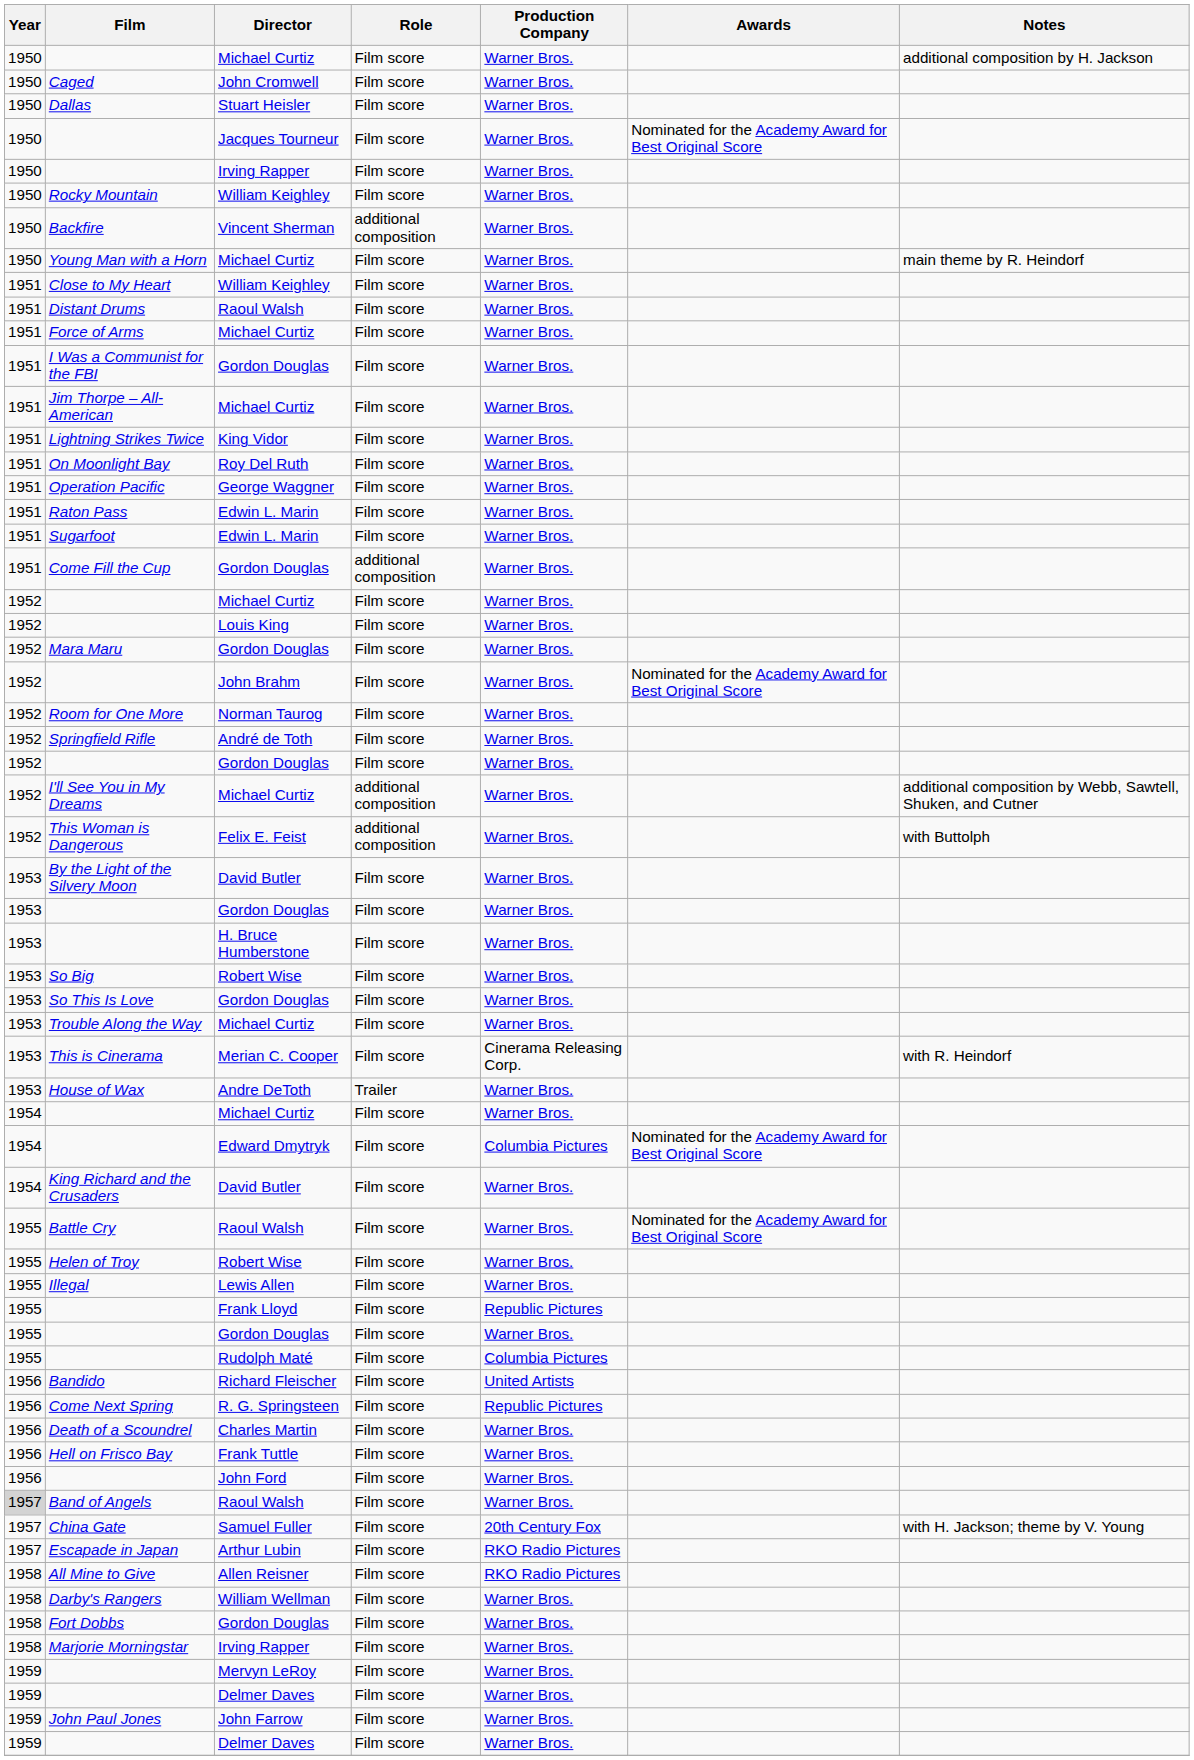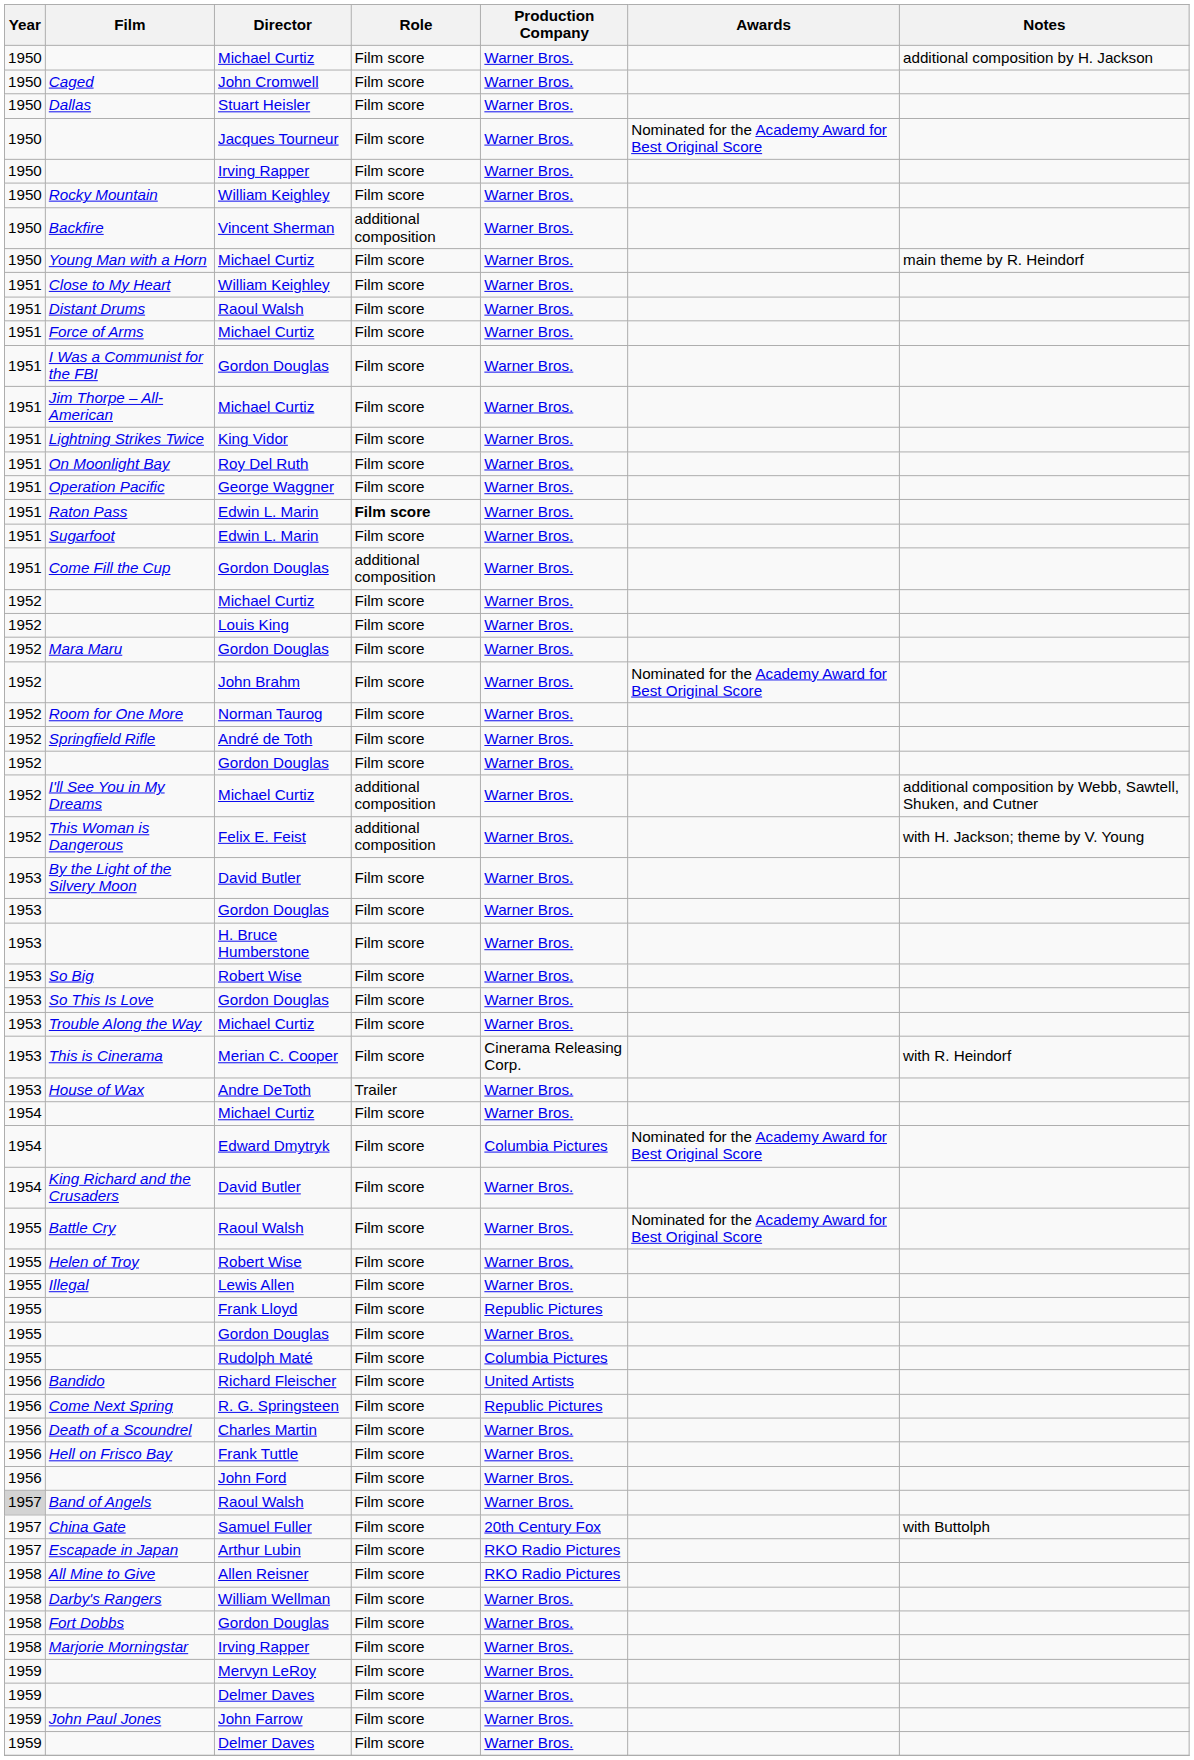(390, 511) normal -> (392, 511) bold
(946, 836) with Buttolph -> (1024, 836) with H. Jackson; theme by V. Young
(1024, 1526) with H. Jackson; theme by V. Young -> (946, 1526) with Buttolph
